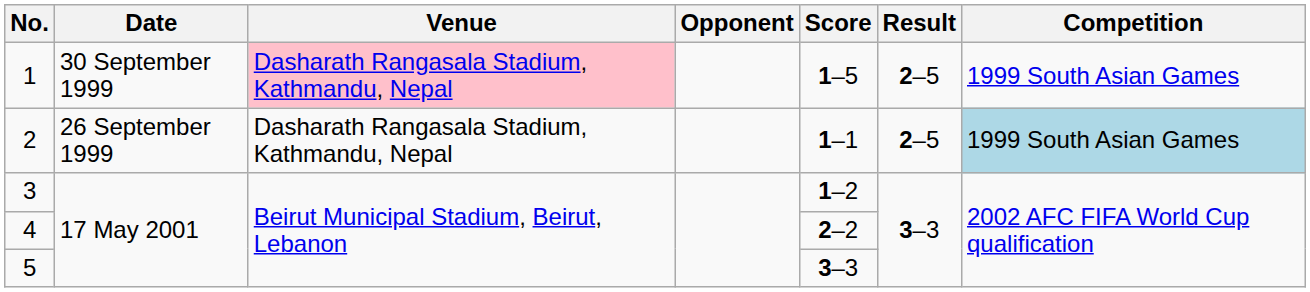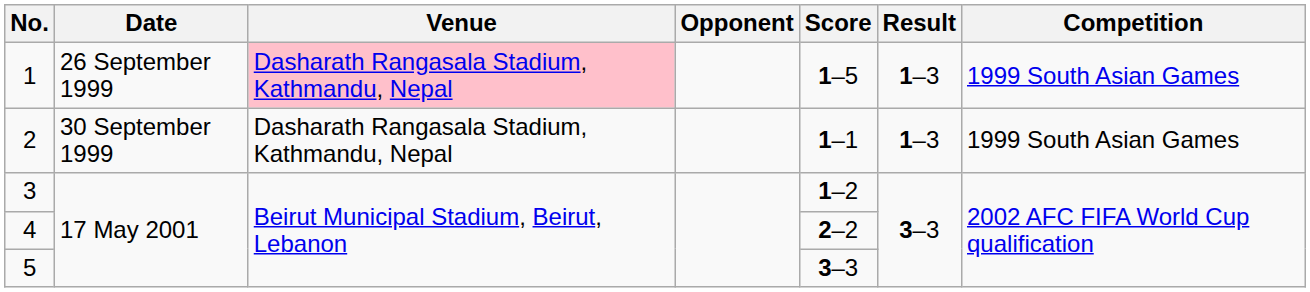(135, 75) 30 September 1999 -> (135, 75) 26 September 1999
(919, 75) 2–5 -> (919, 75) 1–3
(135, 140) 26 September 1999 -> (135, 140) 30 September 1999
(919, 140) 2–5 -> (919, 140) 1–3
(1103, 140) lightblue background -> (1103, 140) no background
